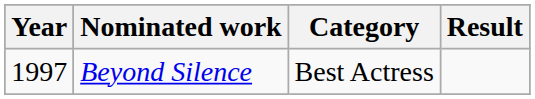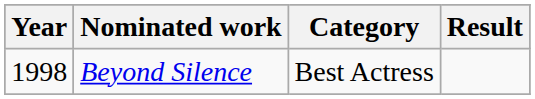(39, 71) 1997 -> (39, 71) 1998
